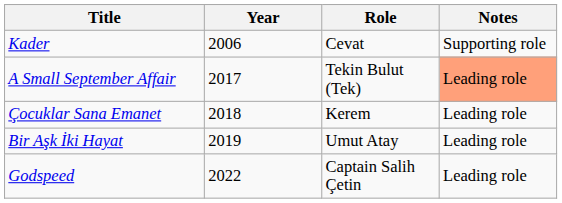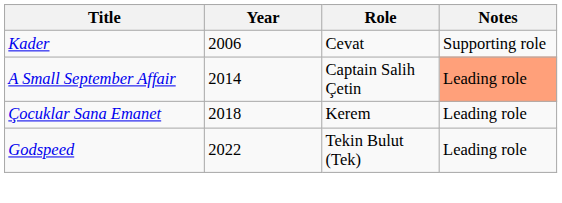(225, 79) 2017 -> (225, 79) 2014
(365, 79) Tekin Bulut (Tek) -> (370, 79) Captain Salih Çetin
- row: (66, 140)
(370, 176) Captain Salih Çetin -> (365, 149) Tekin Bulut (Tek)
